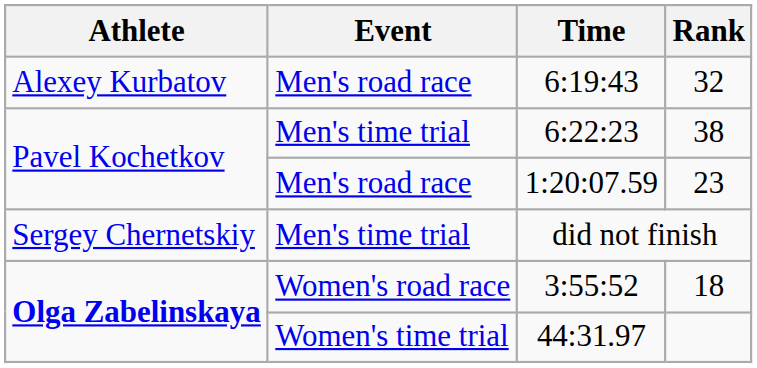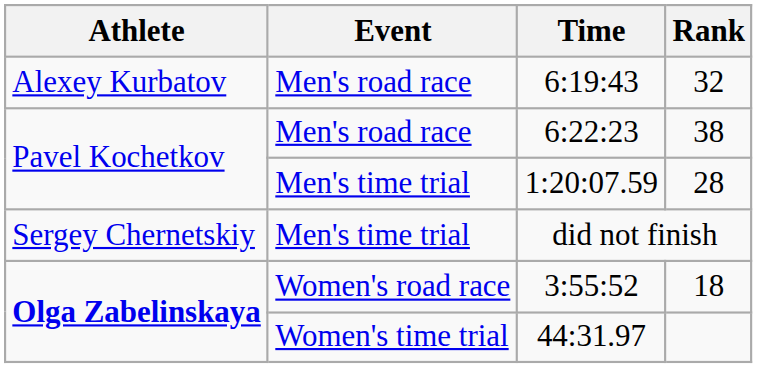(373, 132) Men's time trial -> (373, 132) Men's road race
(373, 183) Men's road race -> (373, 183) Men's time trial
(709, 183) 23 -> (709, 183) 28
